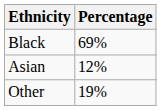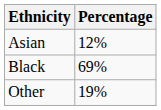rows swapped: (27, 67) <-> (27, 42)
